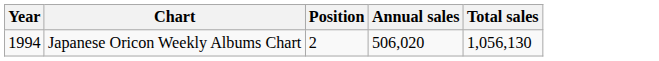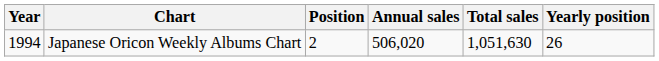+ column: (598, 17)
(499, 42) 1,056,130 -> (499, 42) 1,051,630
